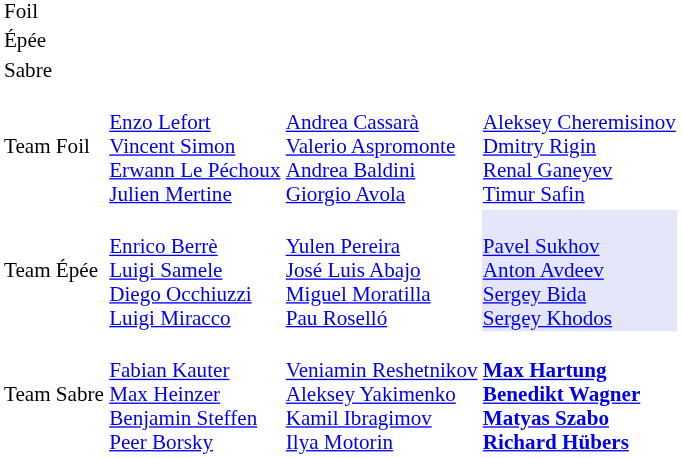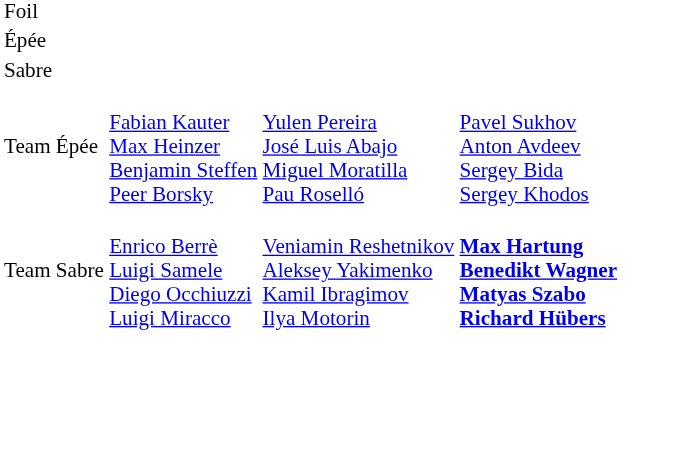- row: (47, 146)
(180, 282) Enrico Berrè Luigi Samele Diego Occhiuzzi Luigi Miracco -> (183, 158) Fabian Kauter Max Heinzer Benjamin Steffen Peer Borsky
(547, 282) lavender background -> (524, 158) no background
(183, 406) Fabian Kauter Max Heinzer Benjamin Steffen Peer Borsky -> (180, 282) Enrico Berrè Luigi Samele Diego Occhiuzzi Luigi Miracco
